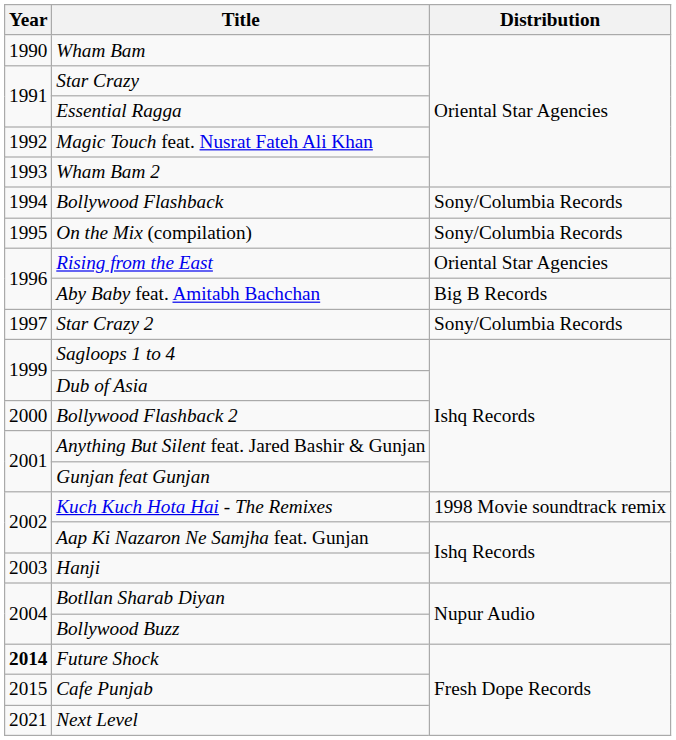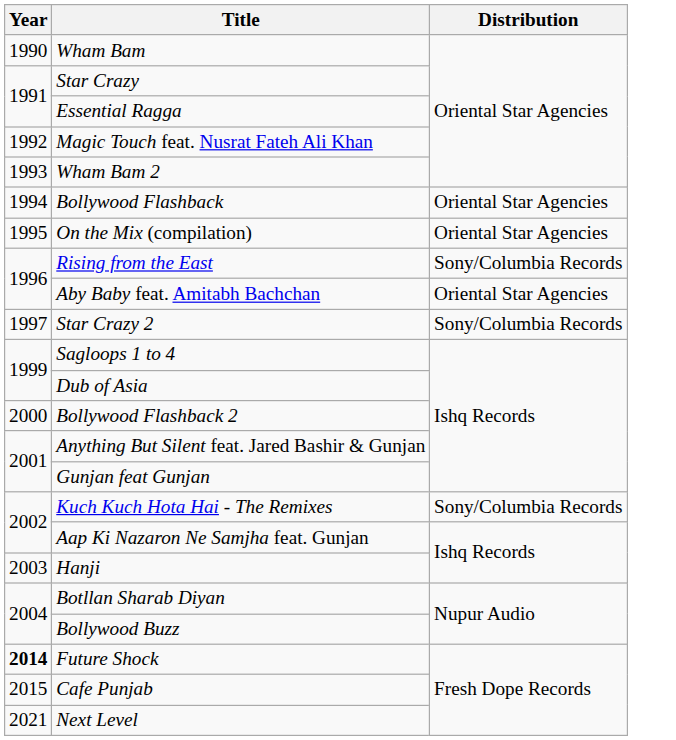(528, 202) Sony/Columbia Records -> (521, 202) Oriental Star Agencies
(528, 232) Sony/Columbia Records -> (521, 232) Oriental Star Agencies
(521, 263) Oriental Star Agencies -> (528, 263) Sony/Columbia Records
(491, 293) Big B Records -> (521, 293) Oriental Star Agencies
(550, 506) 1998 Movie soundtrack remix -> (528, 506) Sony/Columbia Records
